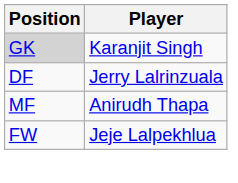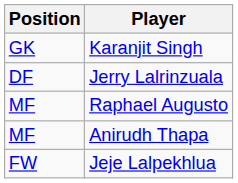(22, 47) lightgrey background -> (22, 47) no background
+ row: (159, 105)
